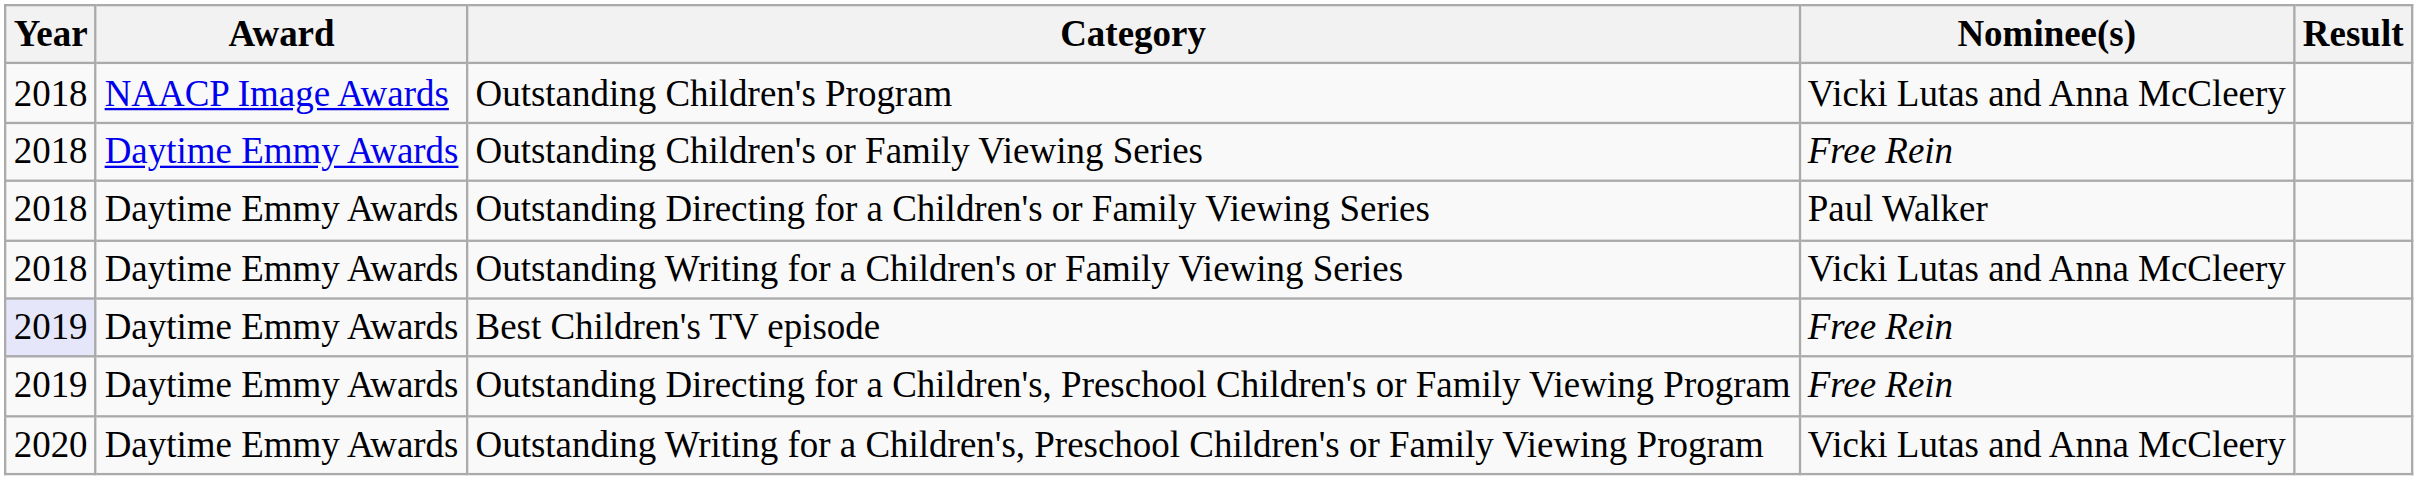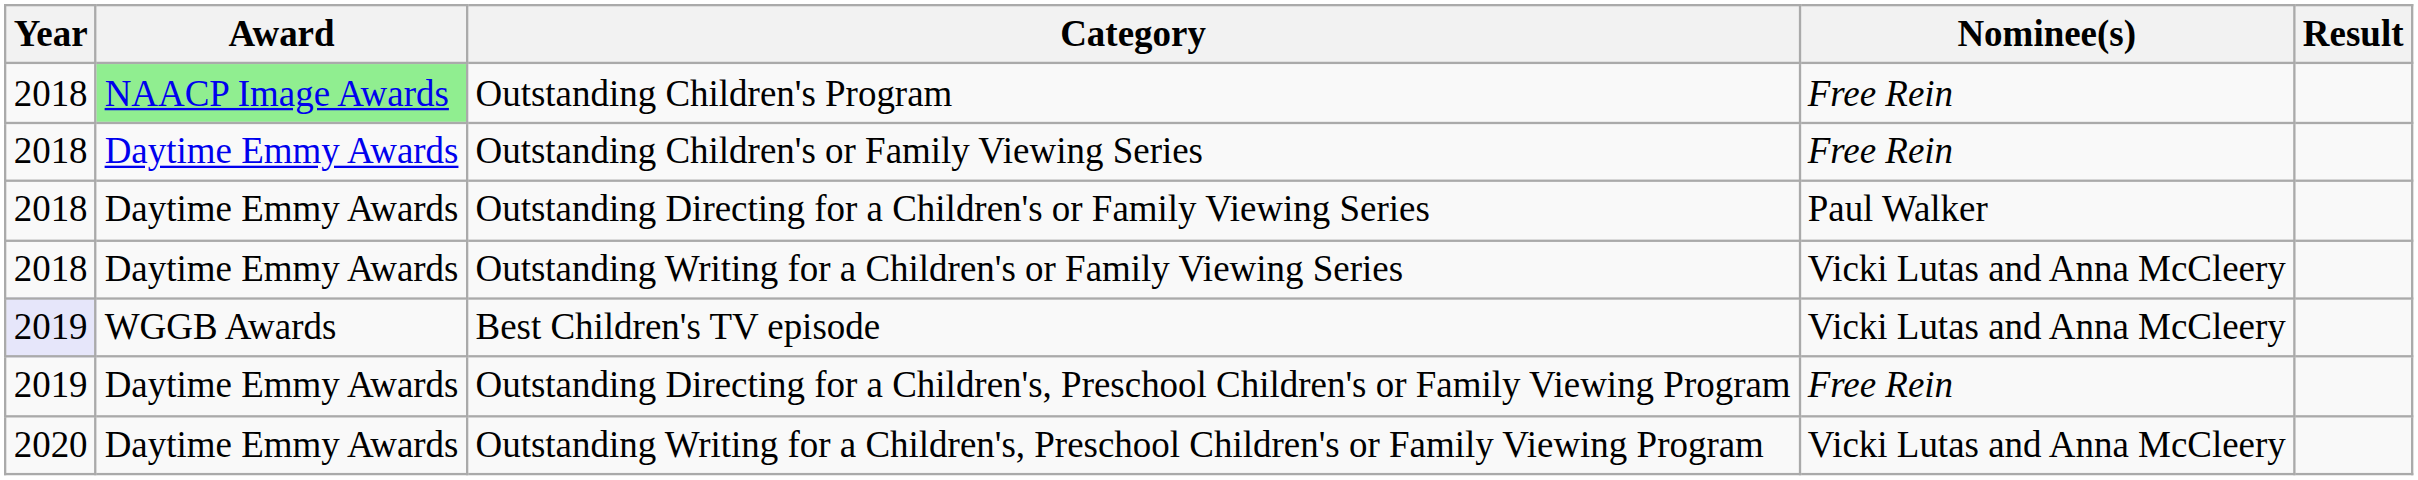(277, 92) no background -> (277, 92) lightgreen background
(2047, 92) Vicki Lutas and Anna McCleery -> (1880, 92) Free Rein
(282, 326) Daytime Emmy Awards -> (220, 326) WGGB Awards
(1880, 326) Free Rein -> (2047, 326) Vicki Lutas and Anna McCleery
